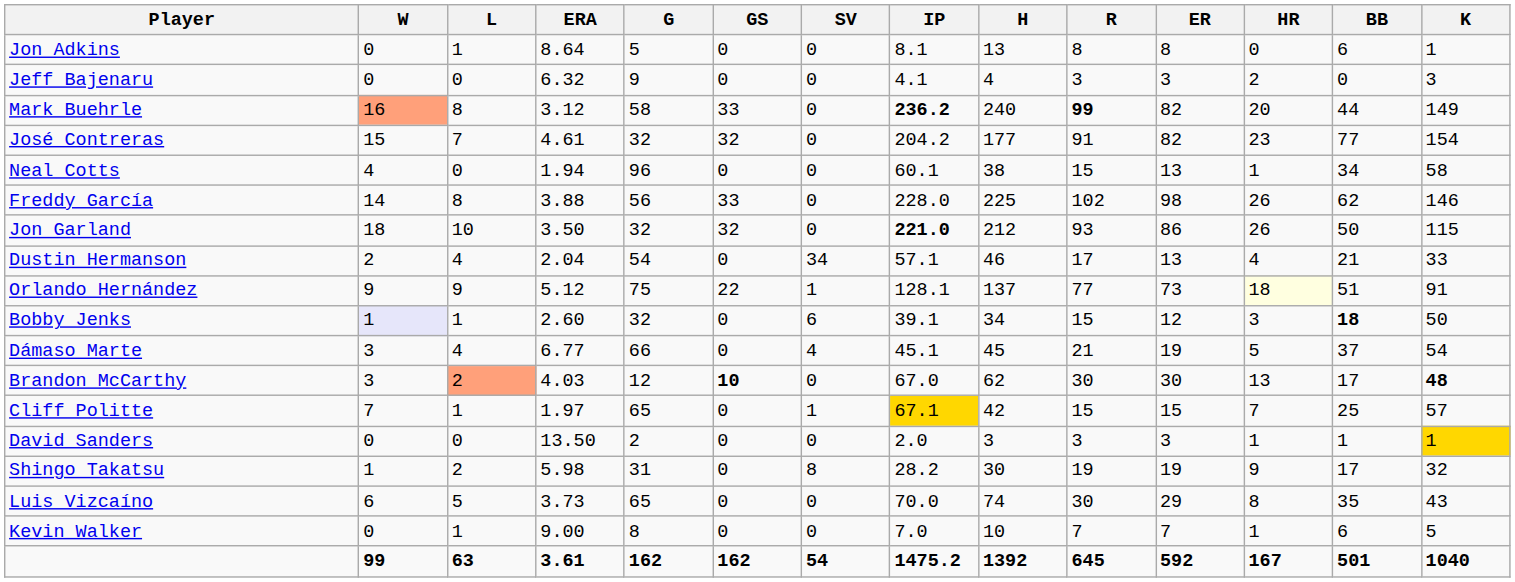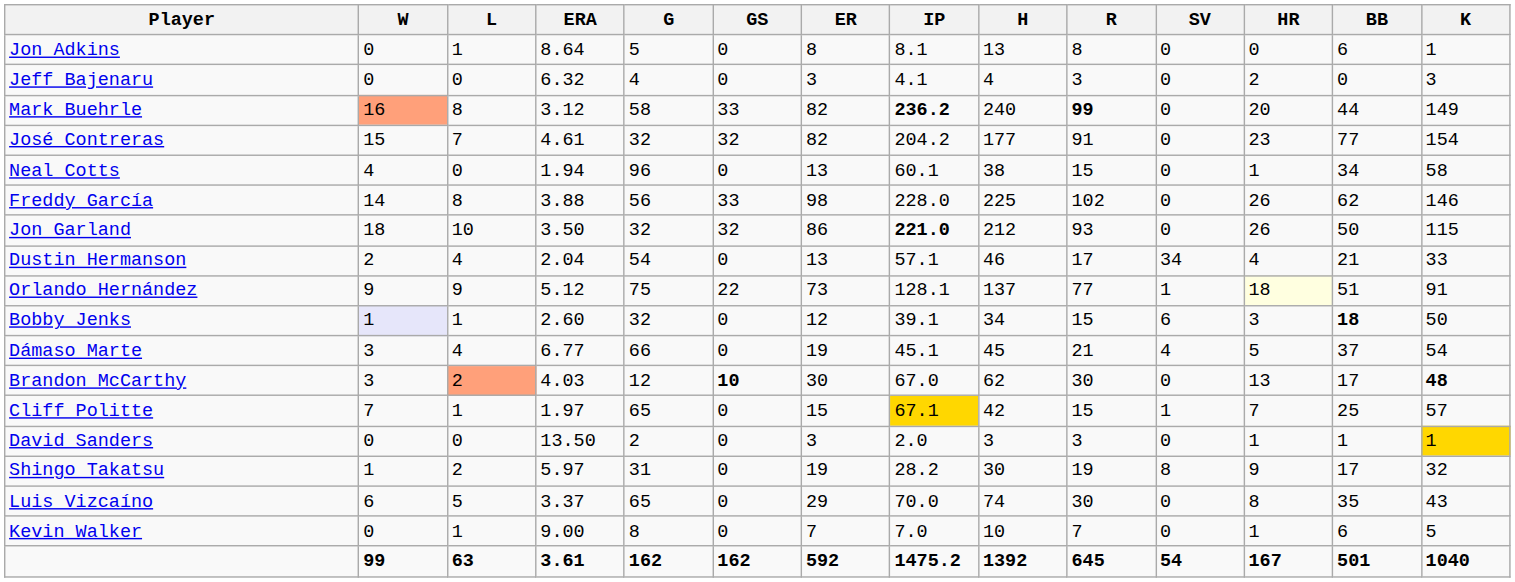columns swapped: (846, 20) <-> (1200, 20)
(634, 80) 9 -> (634, 80) 4
(562, 471) 5.98 -> (562, 471) 5.97
(562, 501) 3.73 -> (562, 501) 3.37
